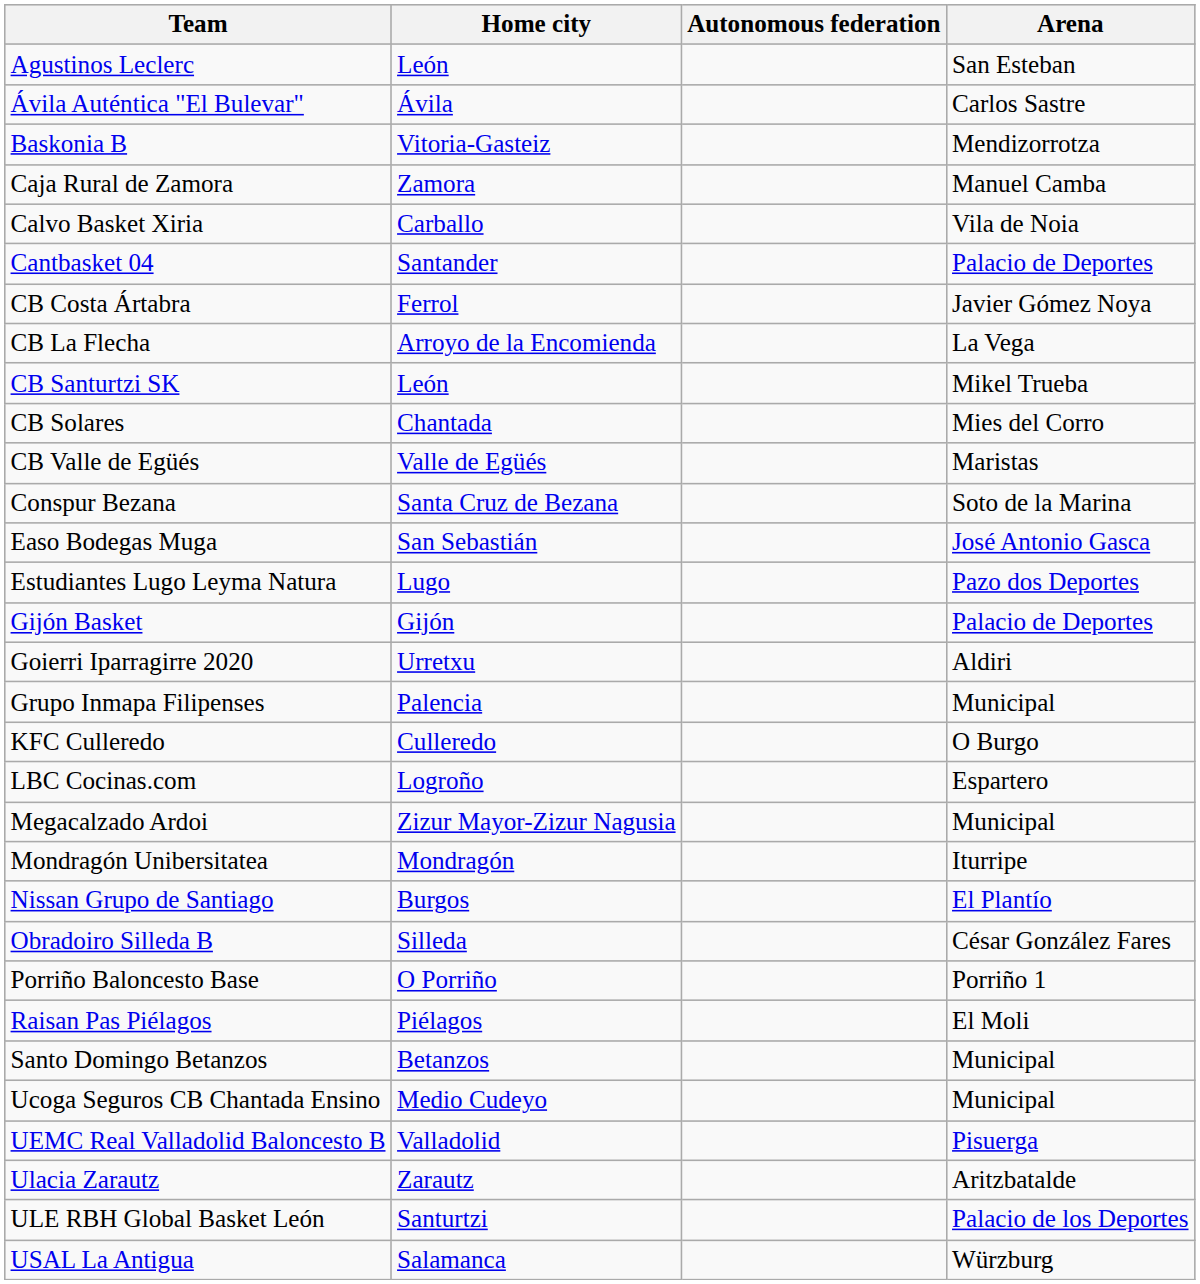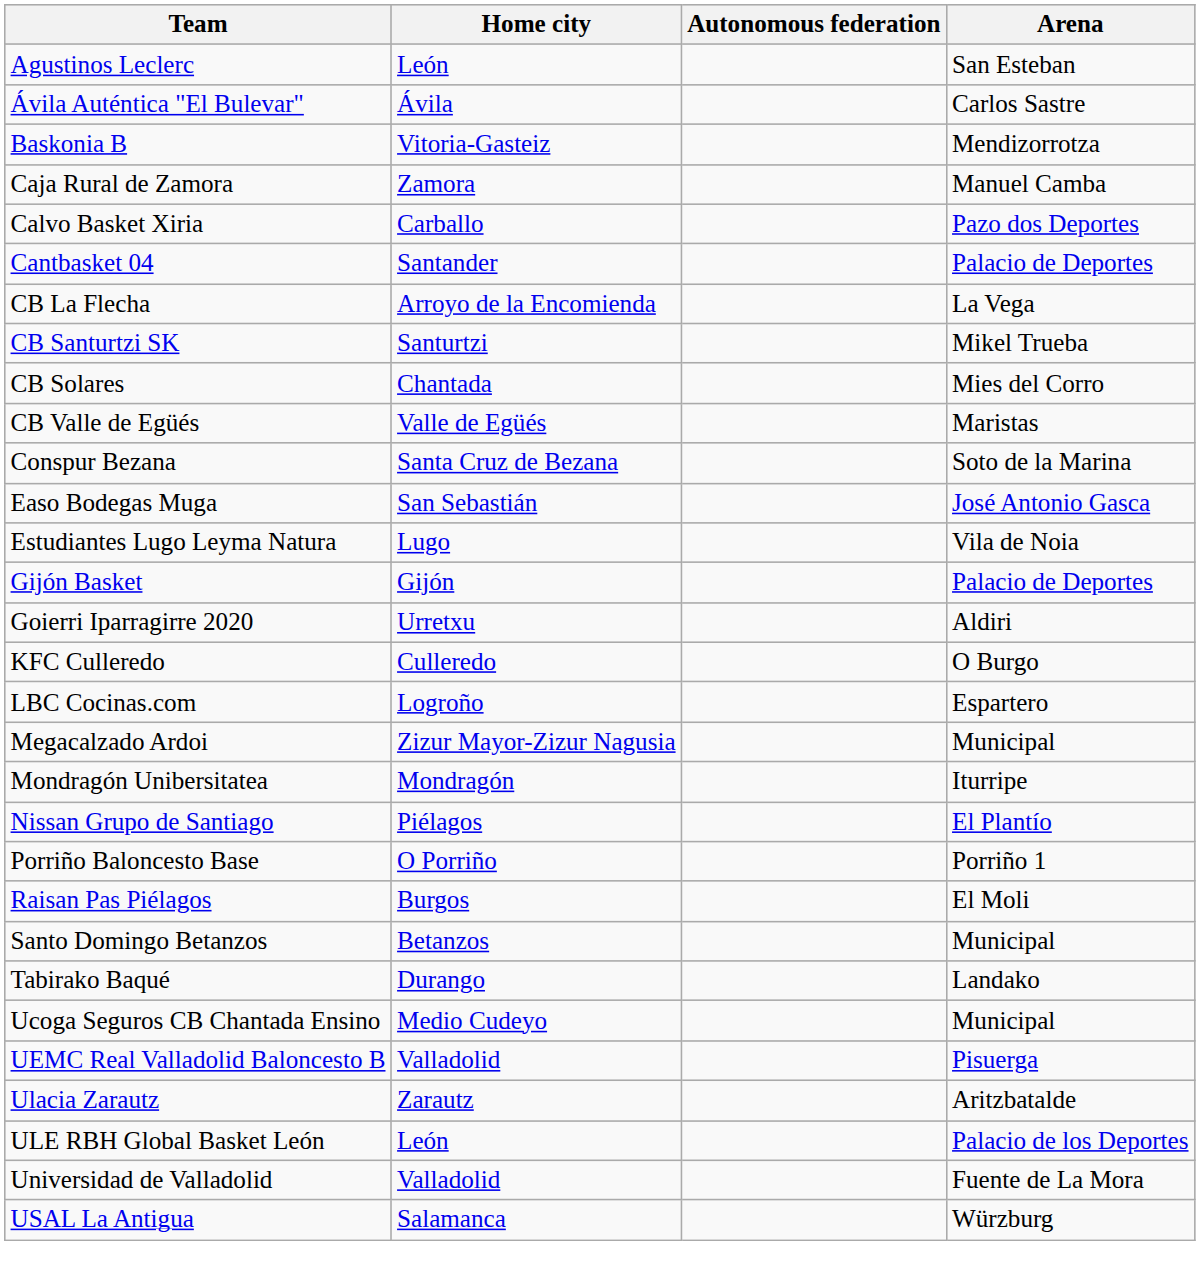(1015, 223) Vila de Noia -> (1046, 223) Pazo dos Deportes
- row: (101, 303)
(423, 382) León -> (442, 343) Santurtzi
(1046, 582) Pazo dos Deportes -> (1015, 542) Vila de Noia
- row: (138, 701)
(433, 900) Burgos -> (440, 821) Piélagos
- row: (112, 940)
(440, 1020) Piélagos -> (433, 900) Burgos
+ row: (90, 980)
(442, 1219) Santurtzi -> (423, 1139) León
+ row: (141, 1179)
